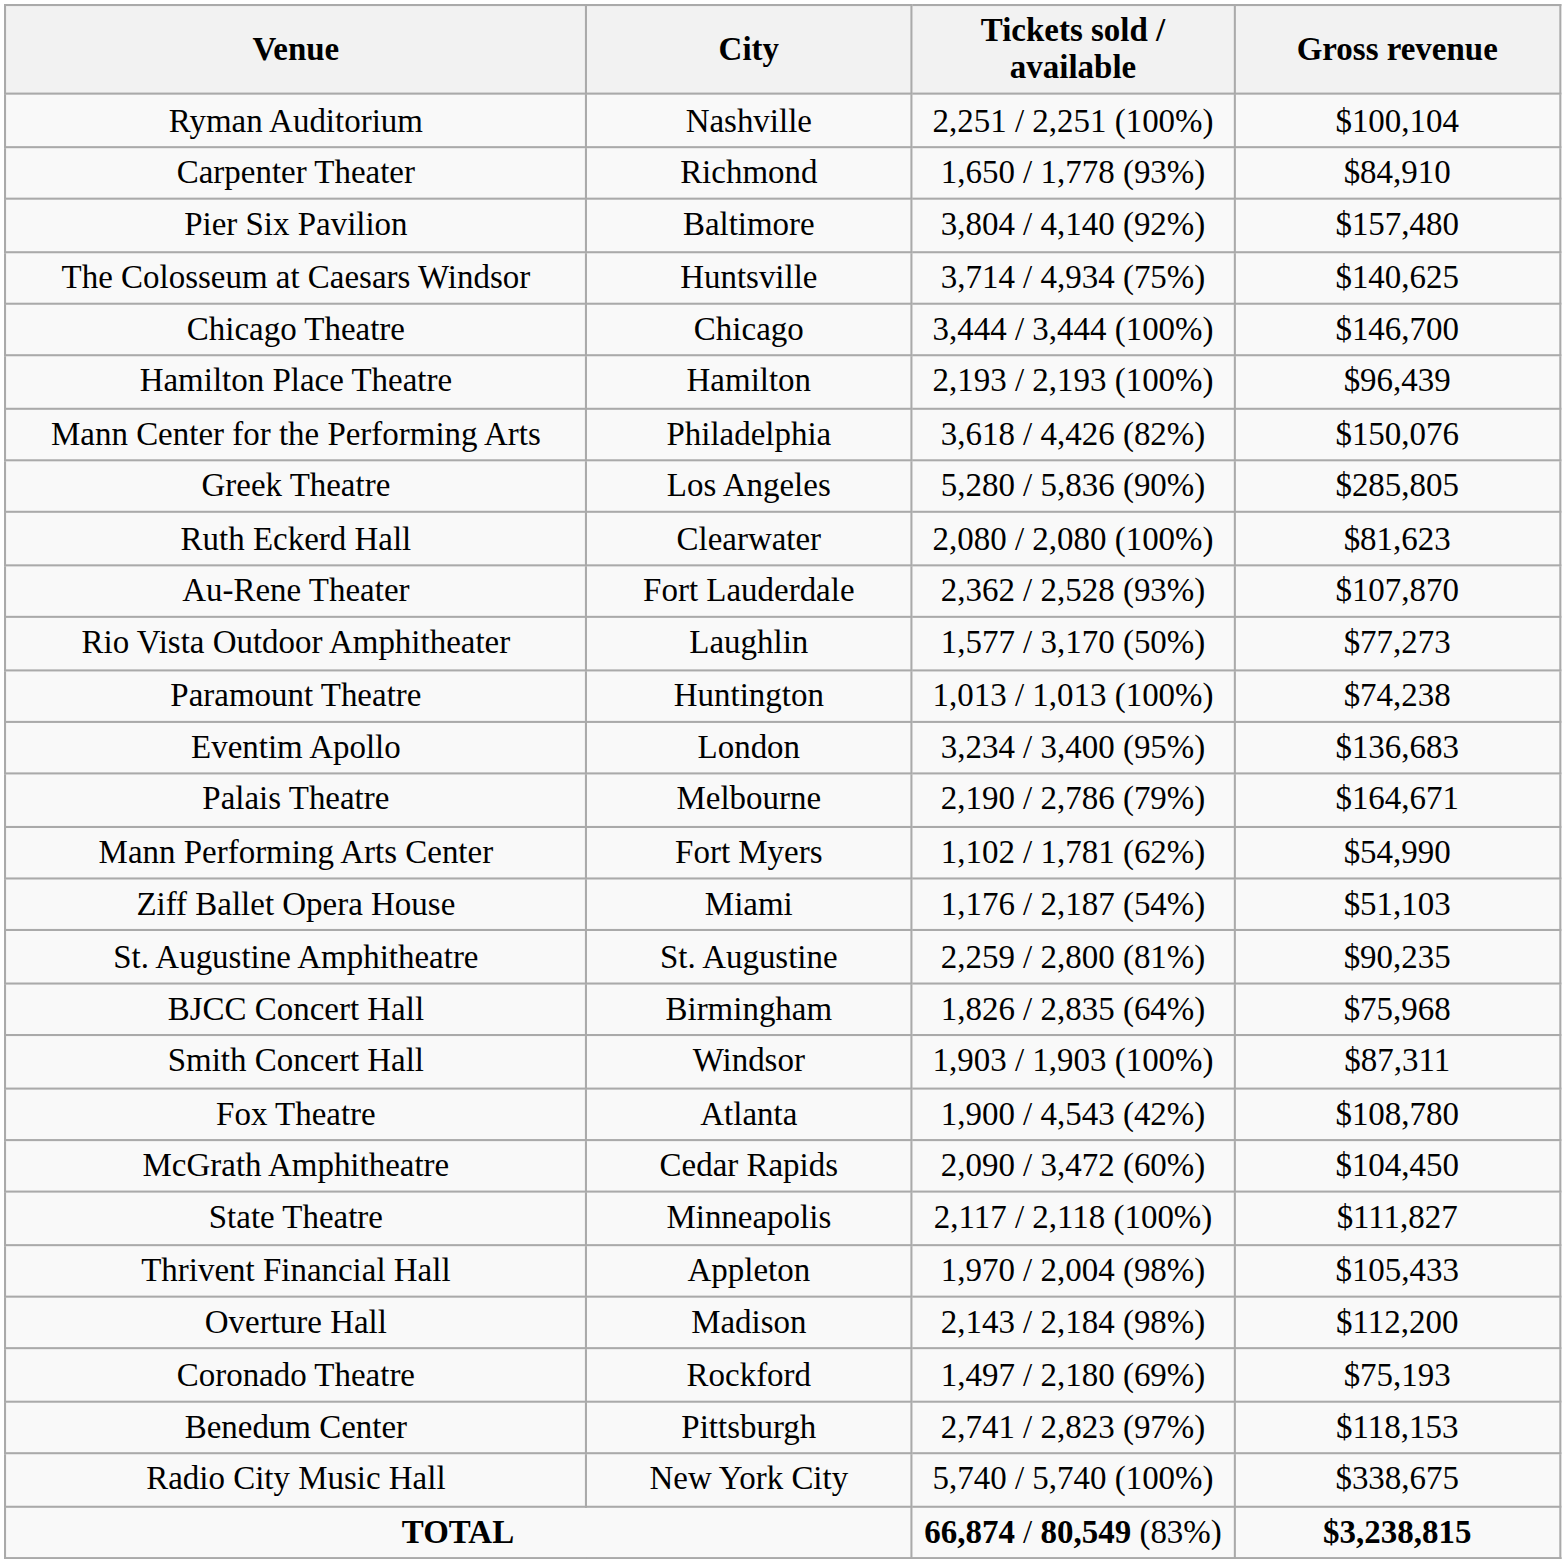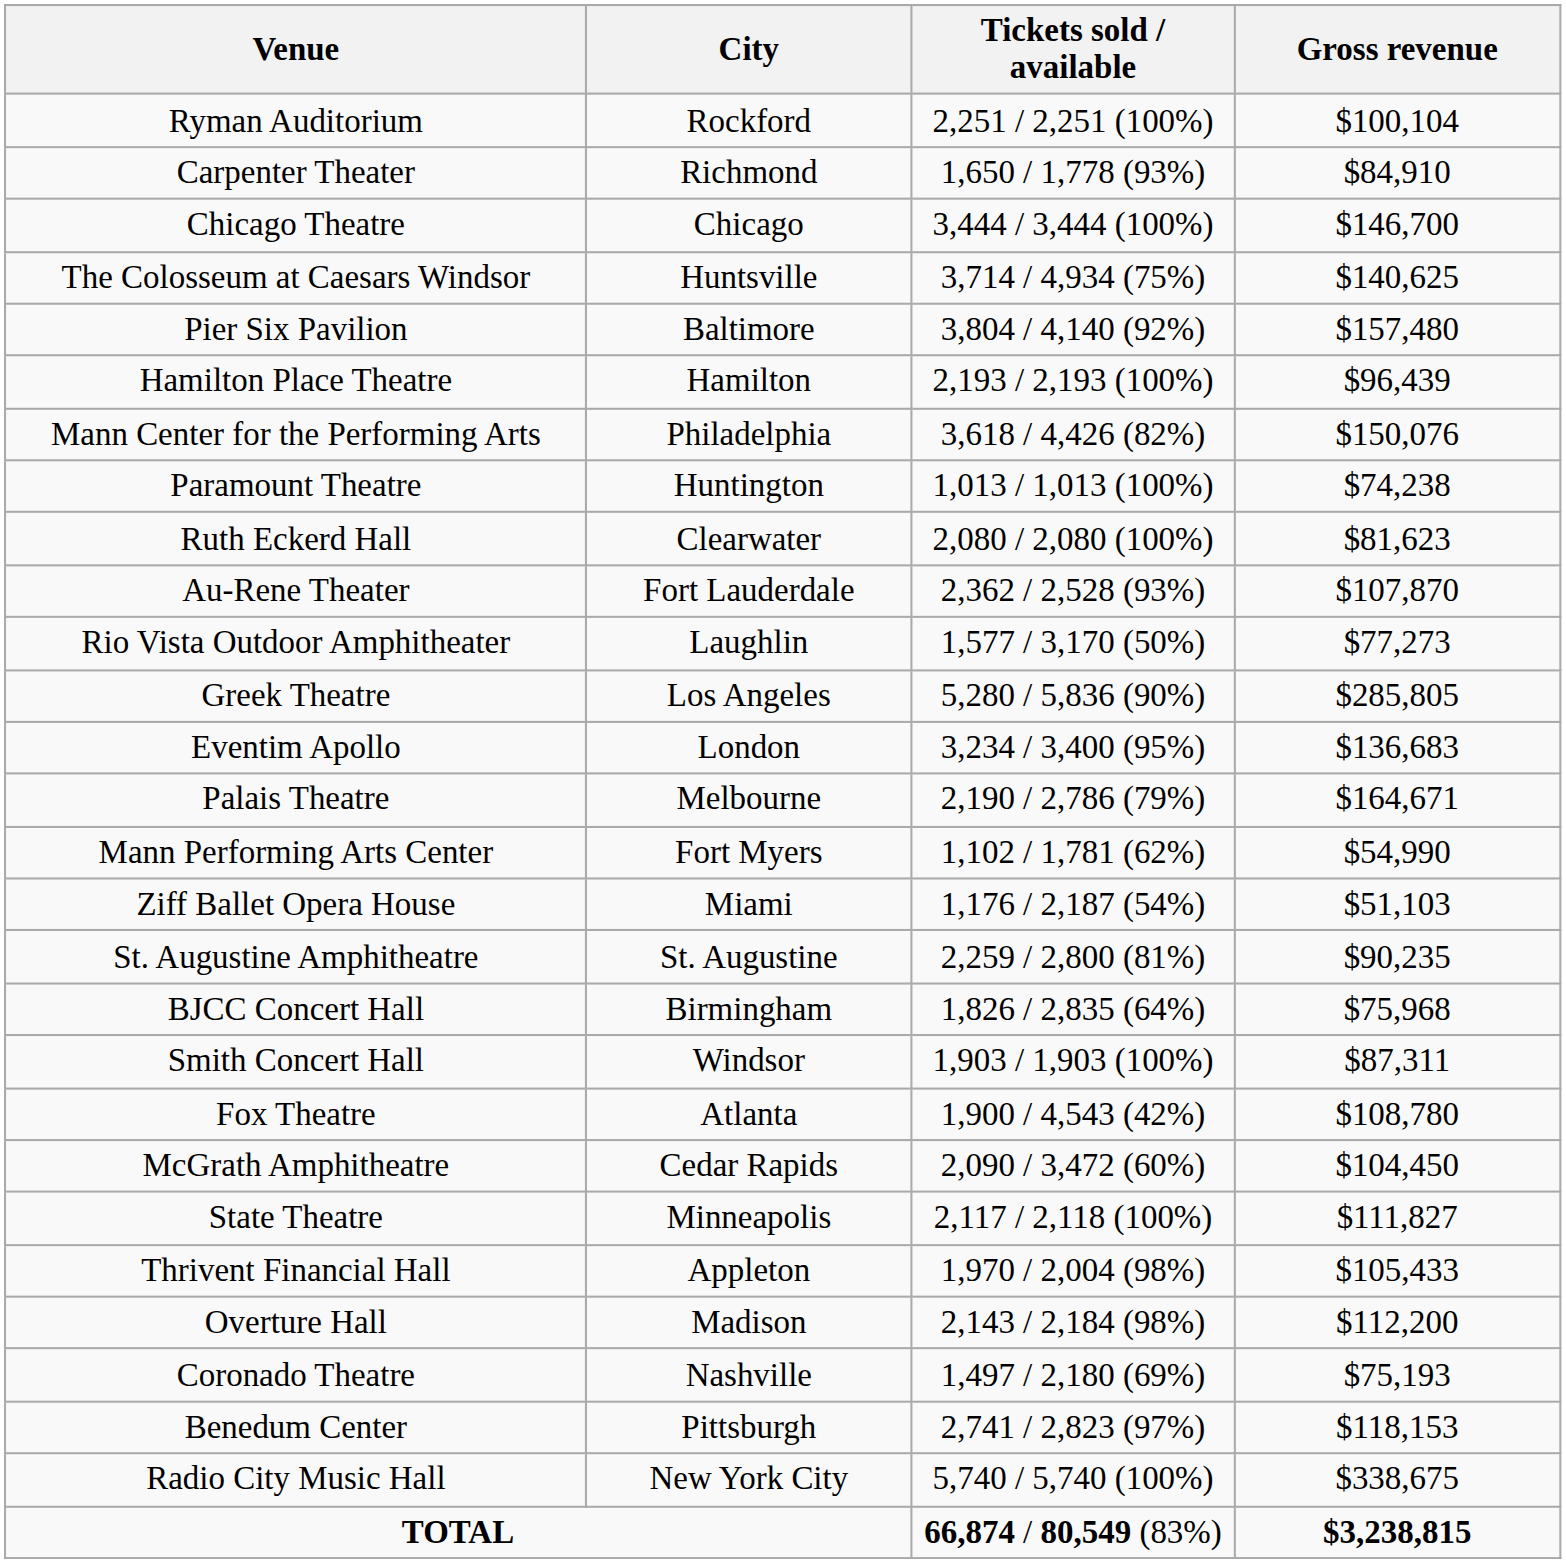(749, 119) Nashville -> (749, 119) Rockford
rows swapped: (296, 224) <-> (296, 329)
rows swapped: (296, 694) <-> (296, 485)
(749, 1374) Rockford -> (749, 1374) Nashville
